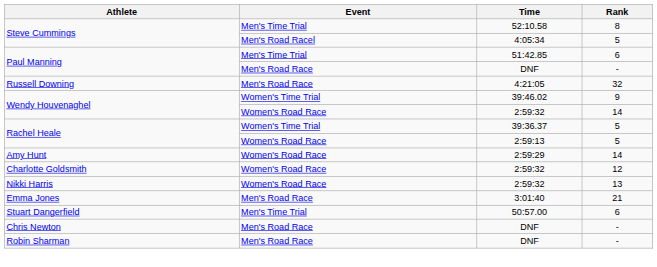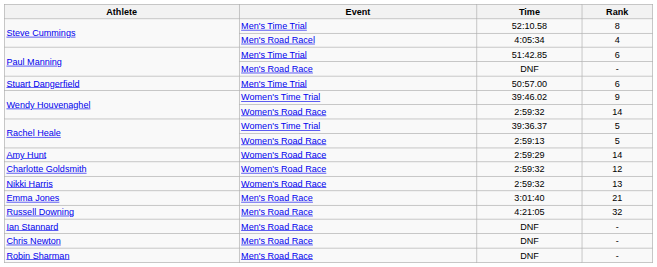(617, 41) 5 -> (617, 41) 4
rows swapped: (43, 213) <-> (40, 84)
+ row: (32, 227)
